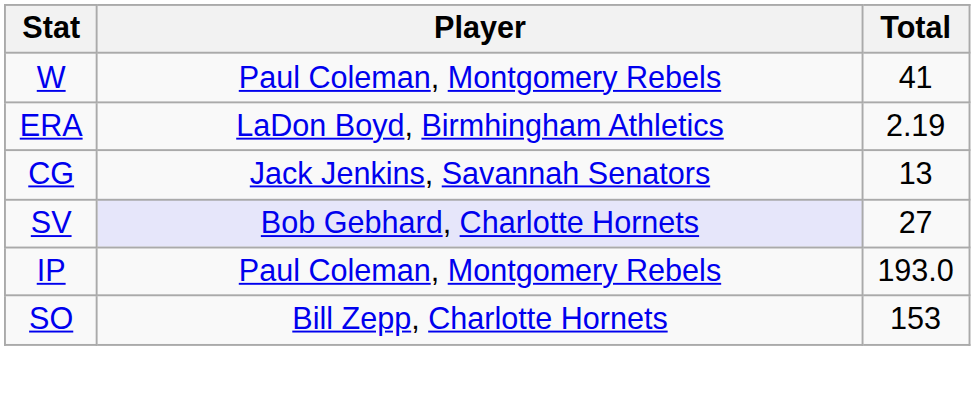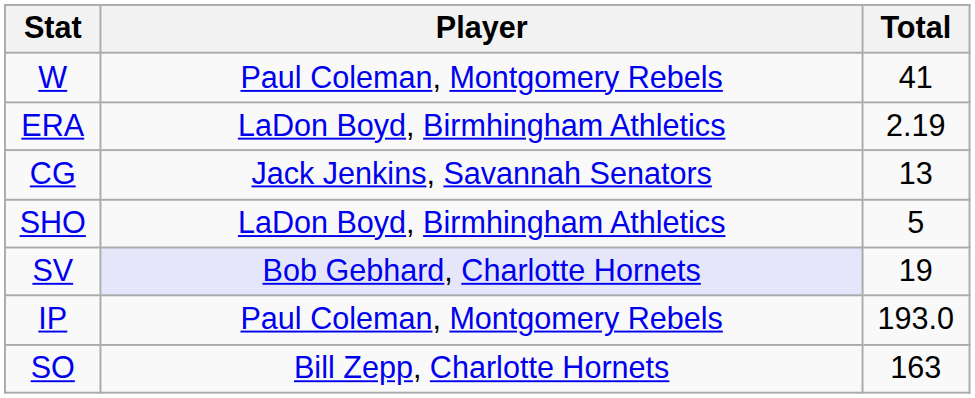+ row: (53, 222)
(916, 222) 27 -> (916, 271) 19
(916, 319) 153 -> (916, 367) 163
